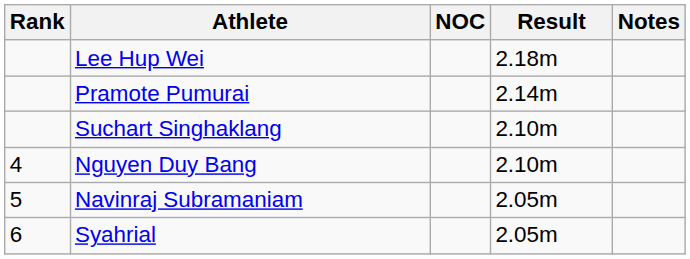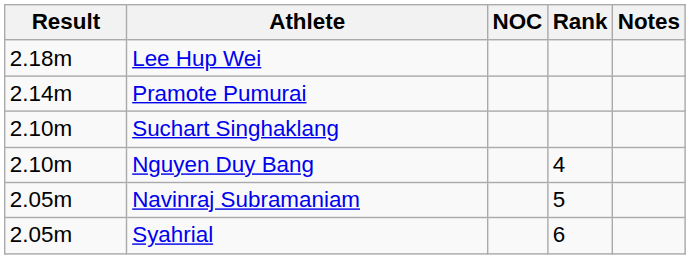columns swapped: (37, 22) <-> (551, 22)
